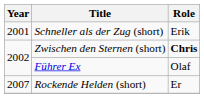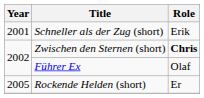(18, 84) 2007 -> (18, 84) 2005
